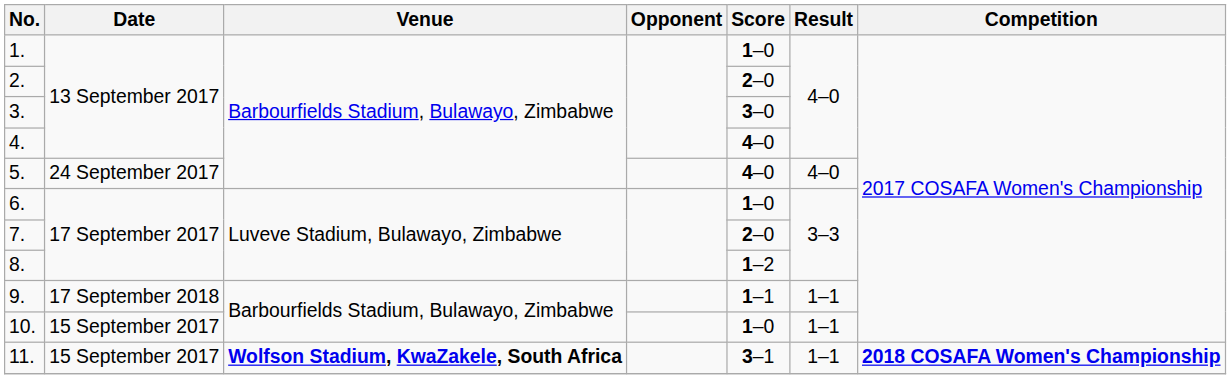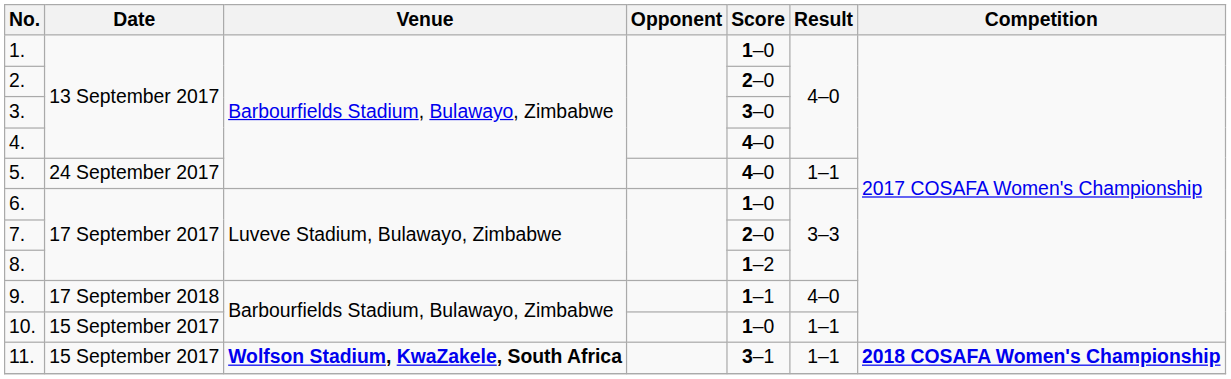(823, 173) 4–0 -> (823, 173) 1–1
(823, 296) 1–1 -> (823, 296) 4–0
